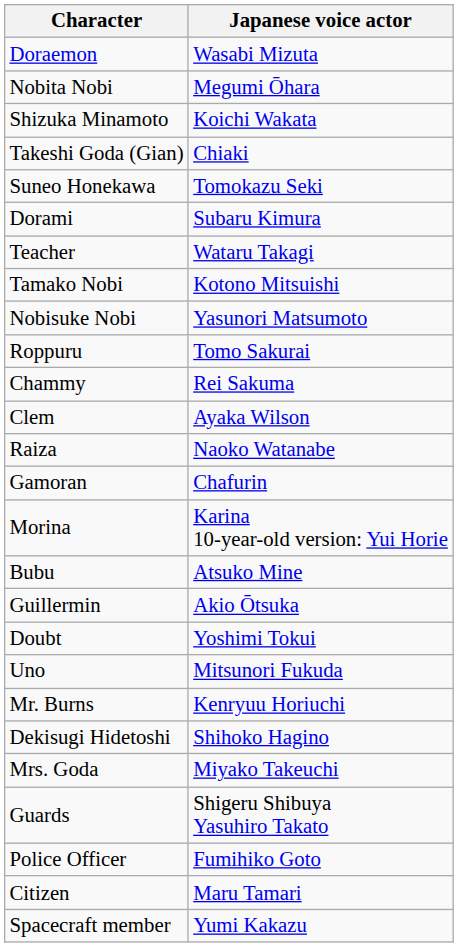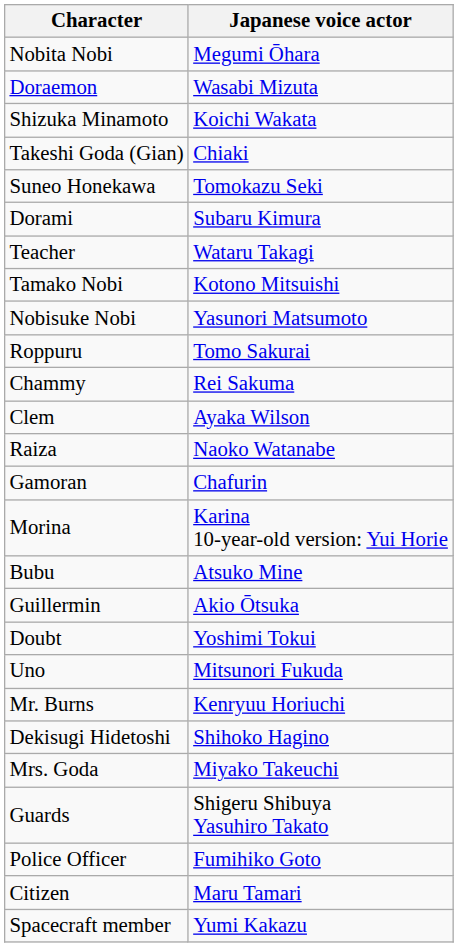rows swapped: (53, 53) <-> (61, 86)
